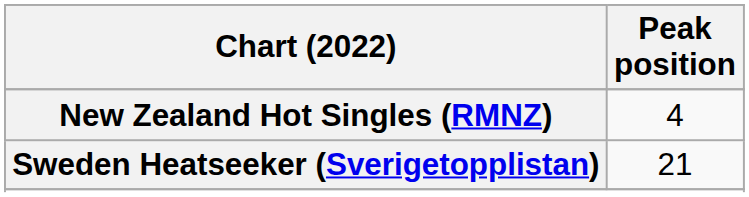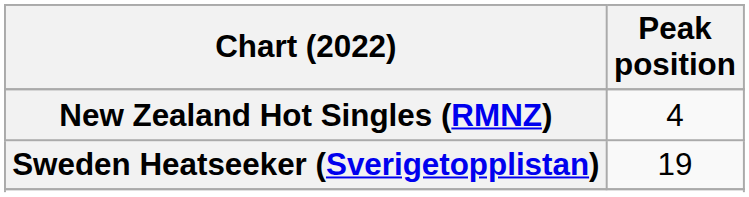(675, 164) 21 -> (675, 164) 19
